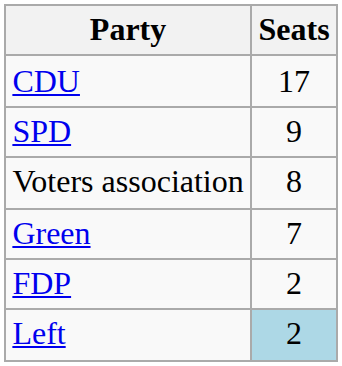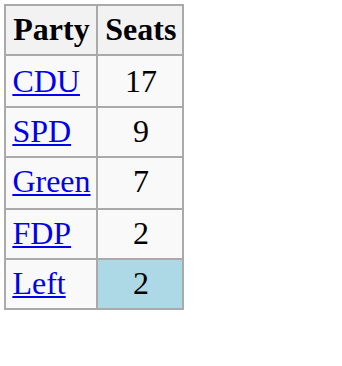- row: (128, 182)
